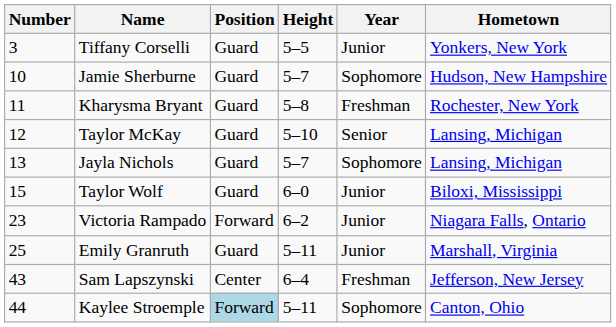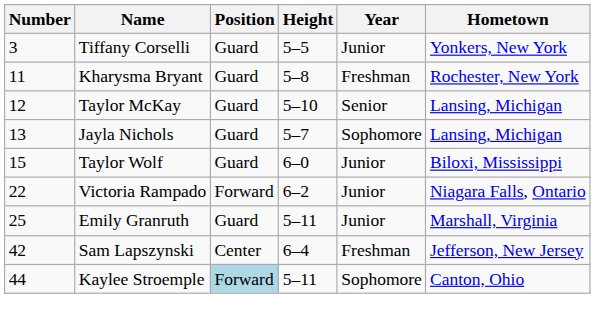- row: (137, 76)
(17, 220) 23 -> (17, 192) 22
(17, 278) 43 -> (17, 249) 42
